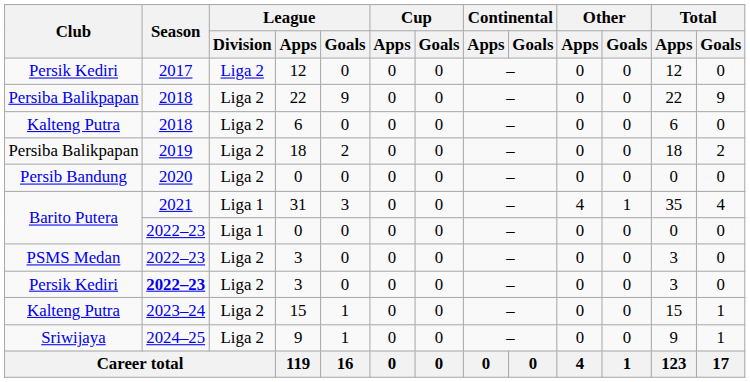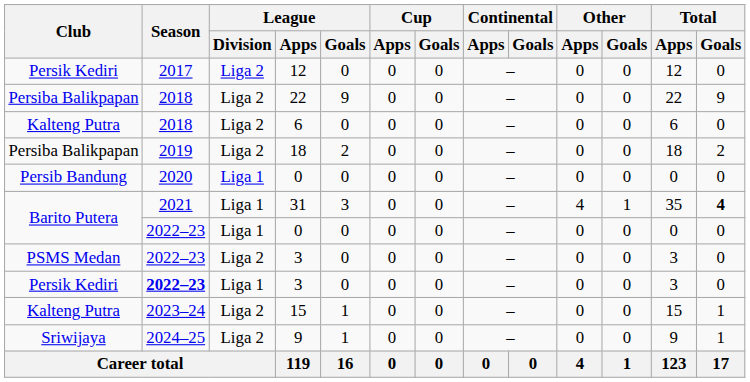(242, 177) Liga 2 -> (242, 177) Liga 1
(721, 204) normal -> (721, 204) bold
(242, 284) Liga 2 -> (242, 284) Liga 1
